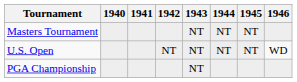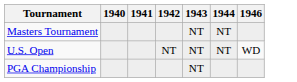- column: (251, 13)
